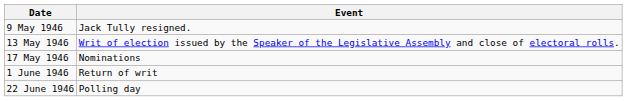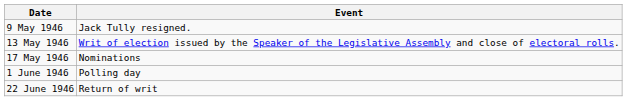(118, 73) Return of writ -> (110, 73) Polling day
(110, 88) Polling day -> (118, 88) Return of writ
